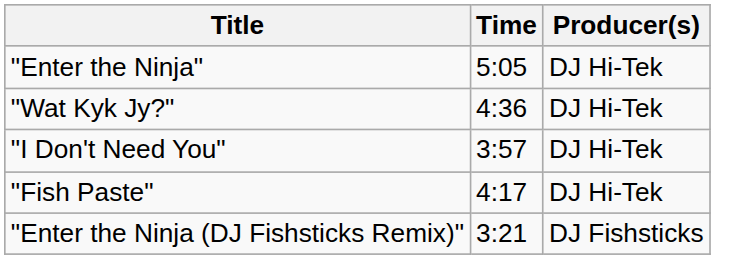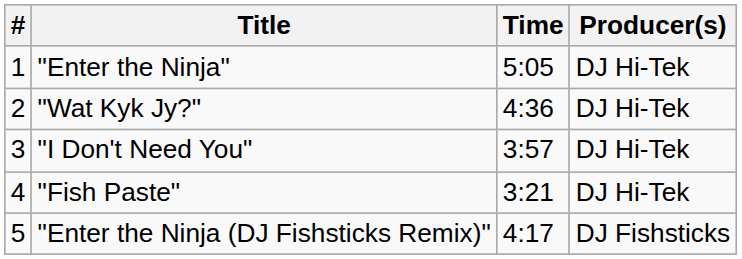+ column: (18, 25)
(502, 191) 4:17 -> (528, 191) 3:21
(502, 233) 3:21 -> (528, 233) 4:17
